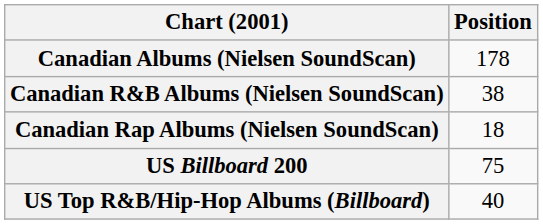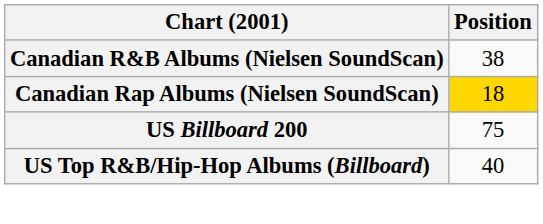- row: (227, 58)
(493, 129) no background -> (493, 93) gold background
